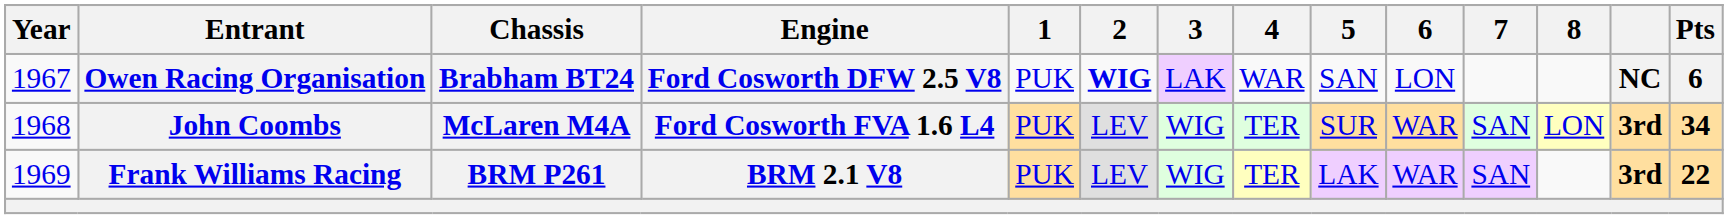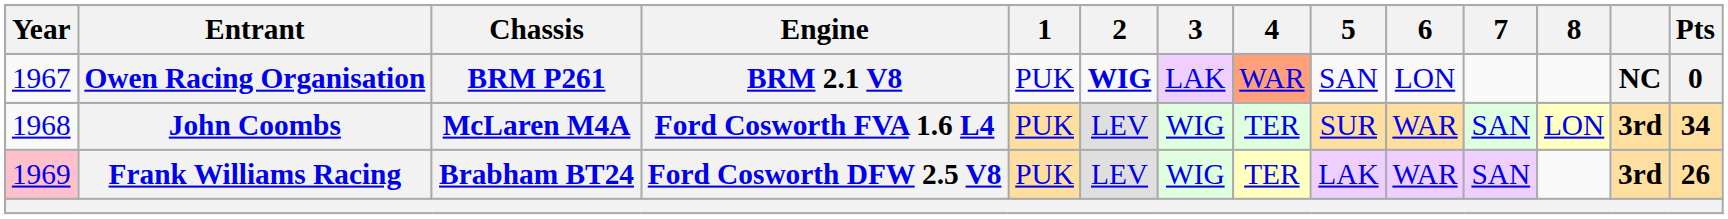(537, 77) Brabham BT24 -> (537, 77) BRM P261
(825, 77) Ford Cosworth DFW 2.5 V8 -> (825, 77) BRM 2.1 V8
(1272, 77) no background -> (1272, 77) lightsalmon background
(1695, 77) 6 -> (1695, 77) 0
(41, 174) no background -> (41, 174) pink background
(537, 174) BRM P261 -> (537, 174) Brabham BT24
(825, 174) BRM 2.1 V8 -> (825, 174) Ford Cosworth DFW 2.5 V8
(1695, 174) 22 -> (1695, 174) 26
